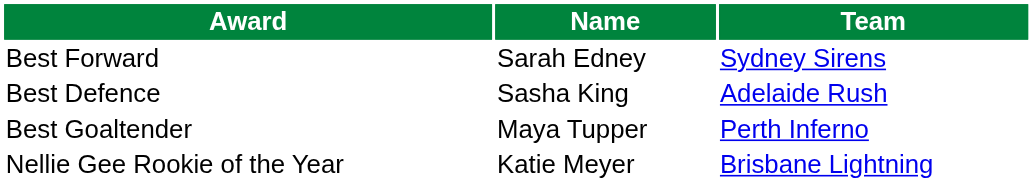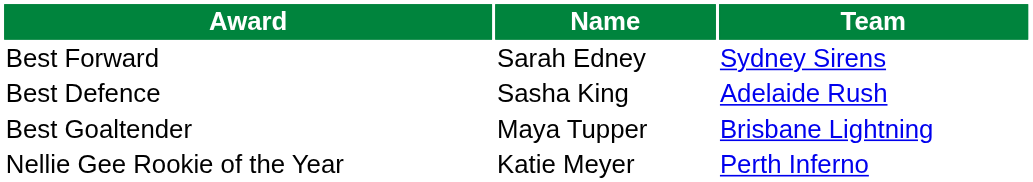(794, 129) Perth Inferno -> (827, 129) Brisbane Lightning
(827, 164) Brisbane Lightning -> (794, 164) Perth Inferno
